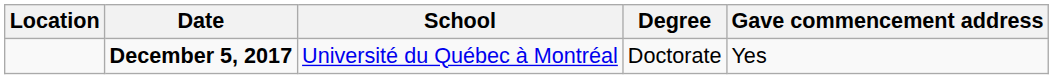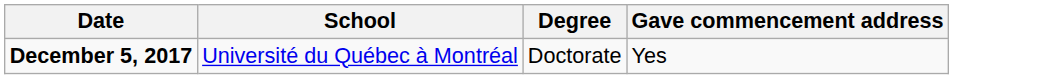- column: (55, 21)
